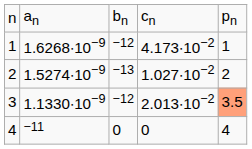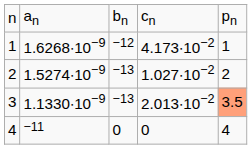(123, 99) −12 -> (123, 99) −13
